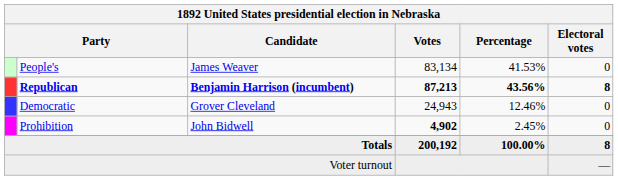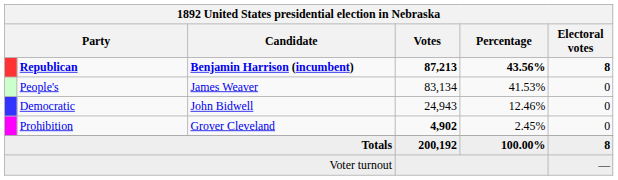rows swapped: (49, 87) <-> (39, 67)
(233, 106) Grover Cleveland -> (222, 106) John Bidwell
(222, 126) John Bidwell -> (233, 126) Grover Cleveland
